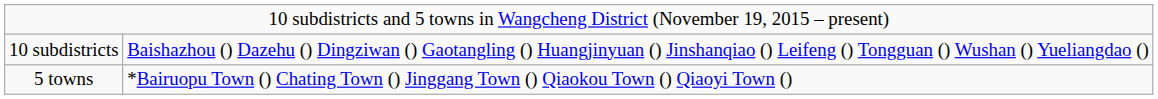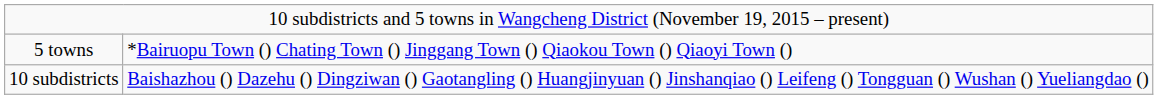rows swapped: (64, 49) <-> (64, 79)
